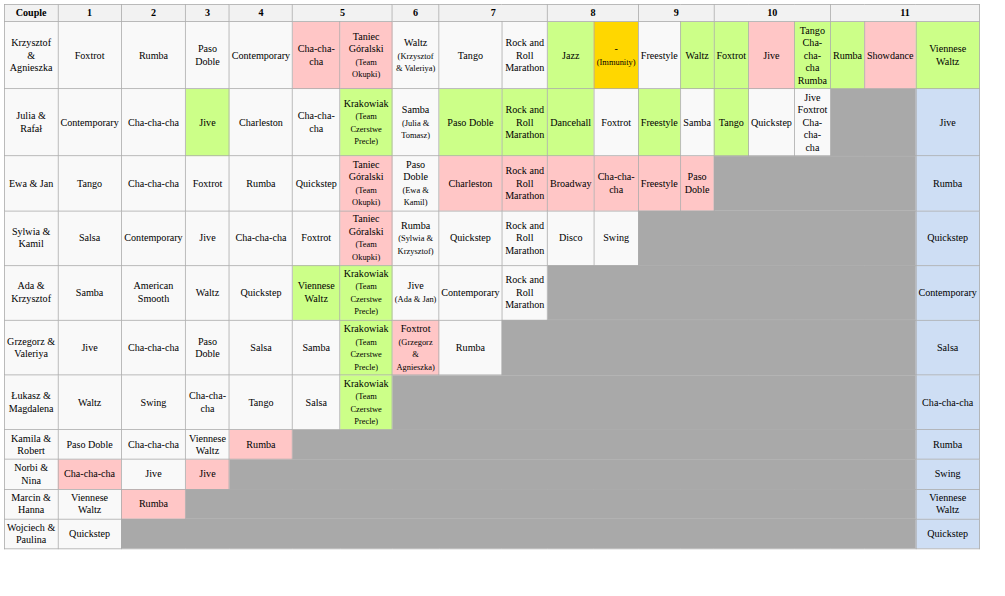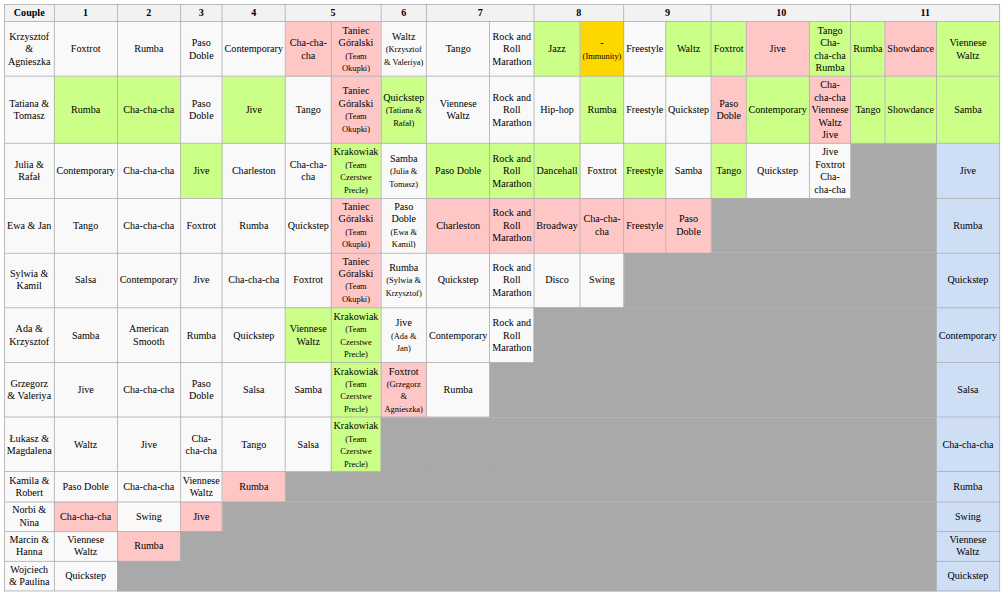+ row: (29, 110)
(208, 292) Waltz -> (201, 335) Rumba
(153, 402) Swing -> (149, 444) Jive
(153, 474) Jive -> (149, 516) Swing
